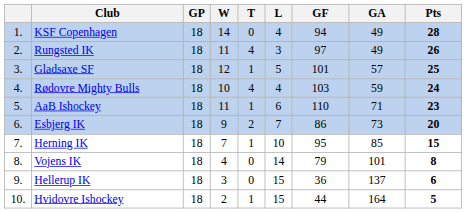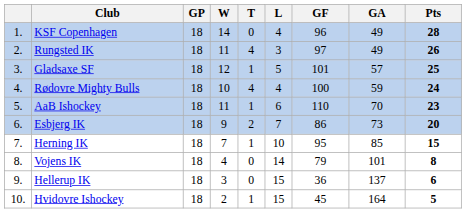(320, 32) 94 -> (320, 32) 96
(320, 87) 103 -> (320, 87) 100
(377, 106) 71 -> (377, 106) 70
(320, 198) 44 -> (320, 198) 45
